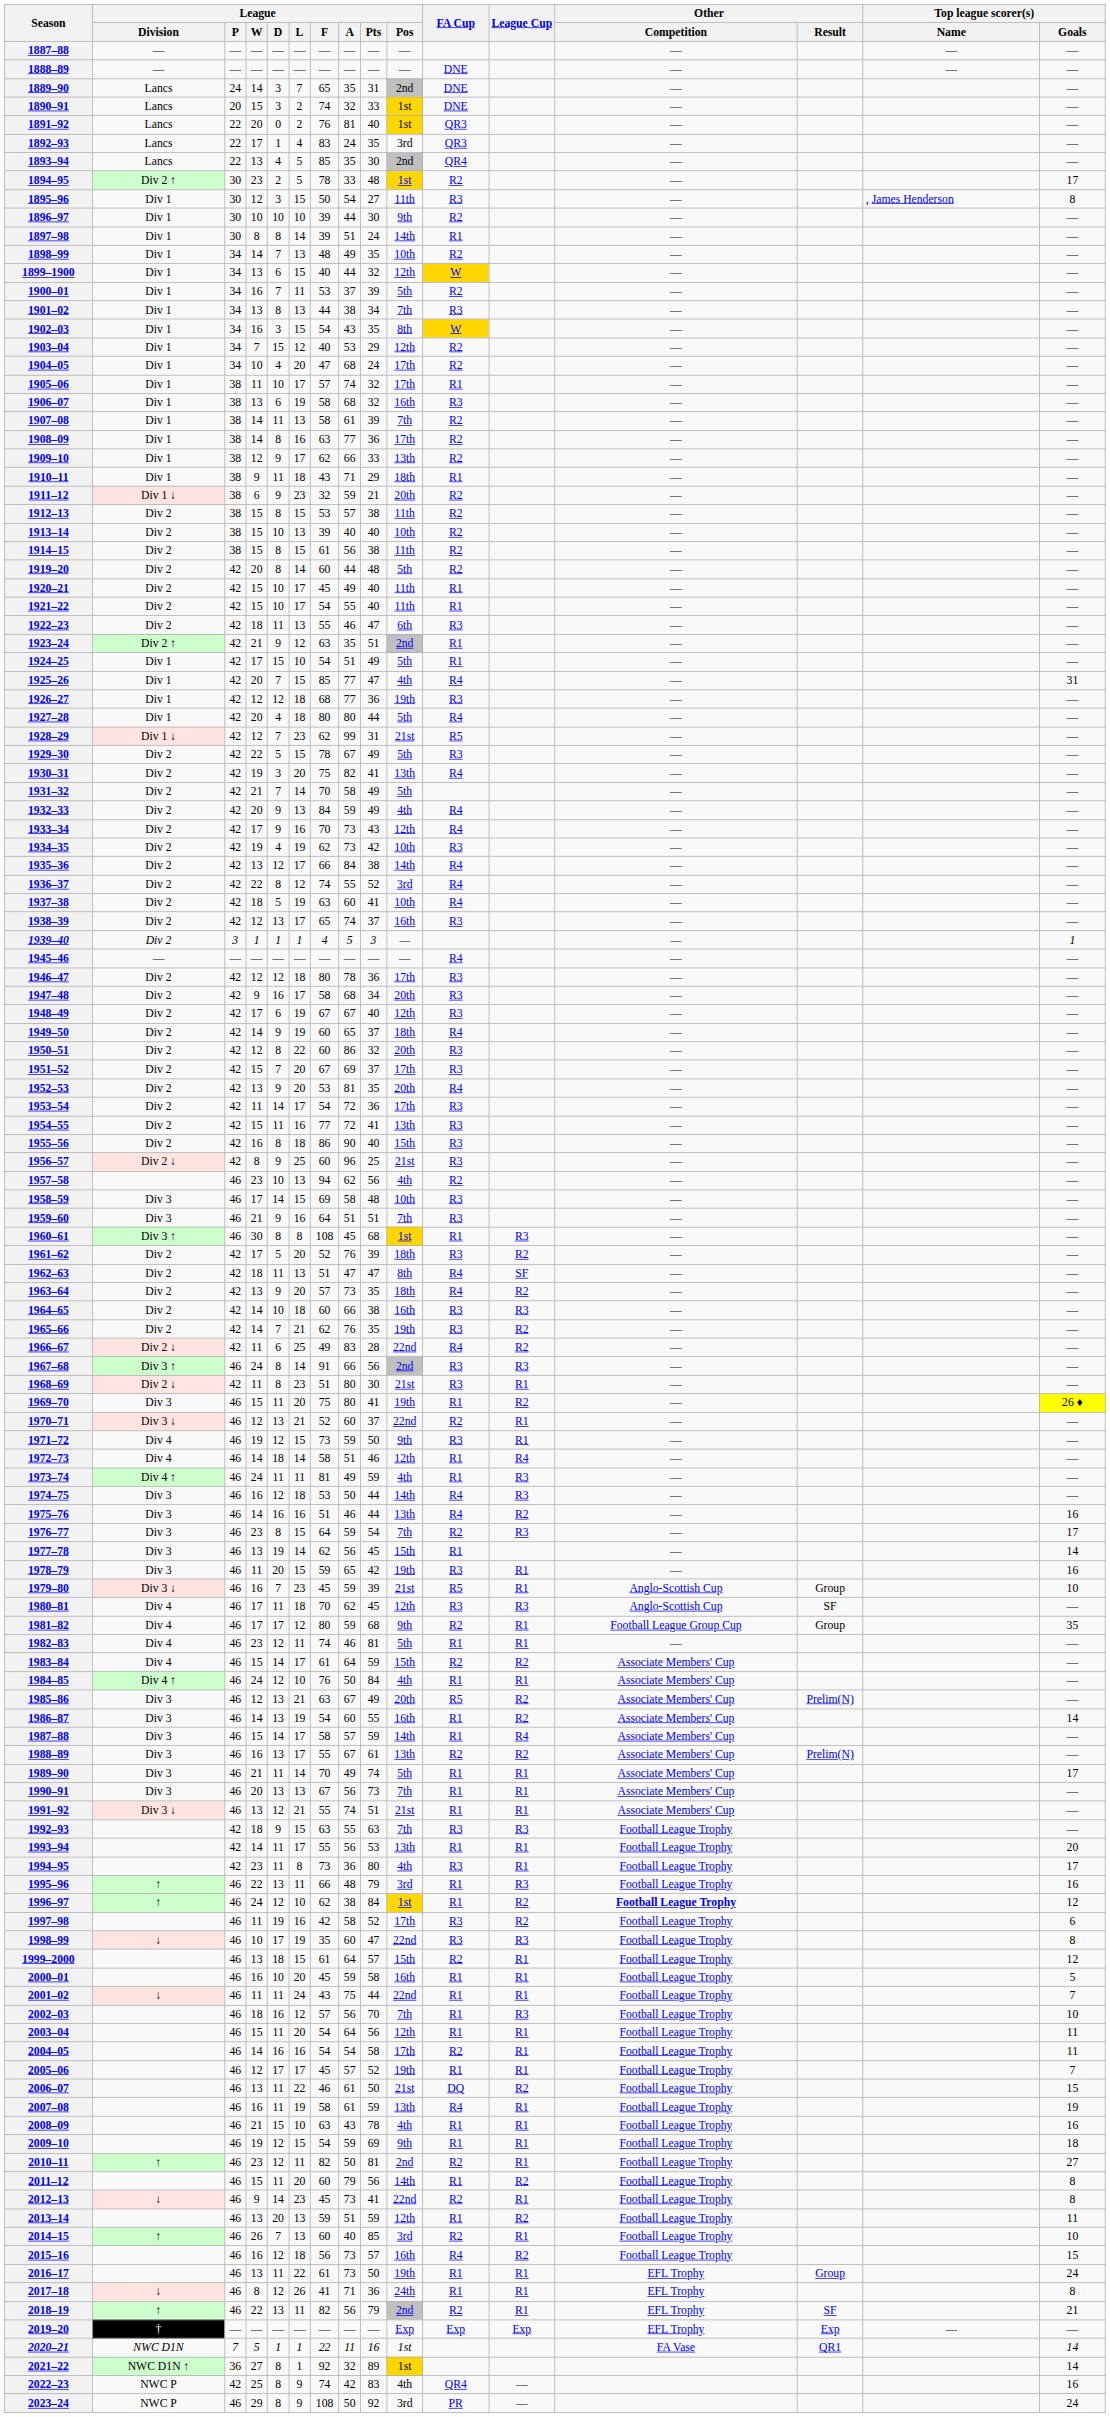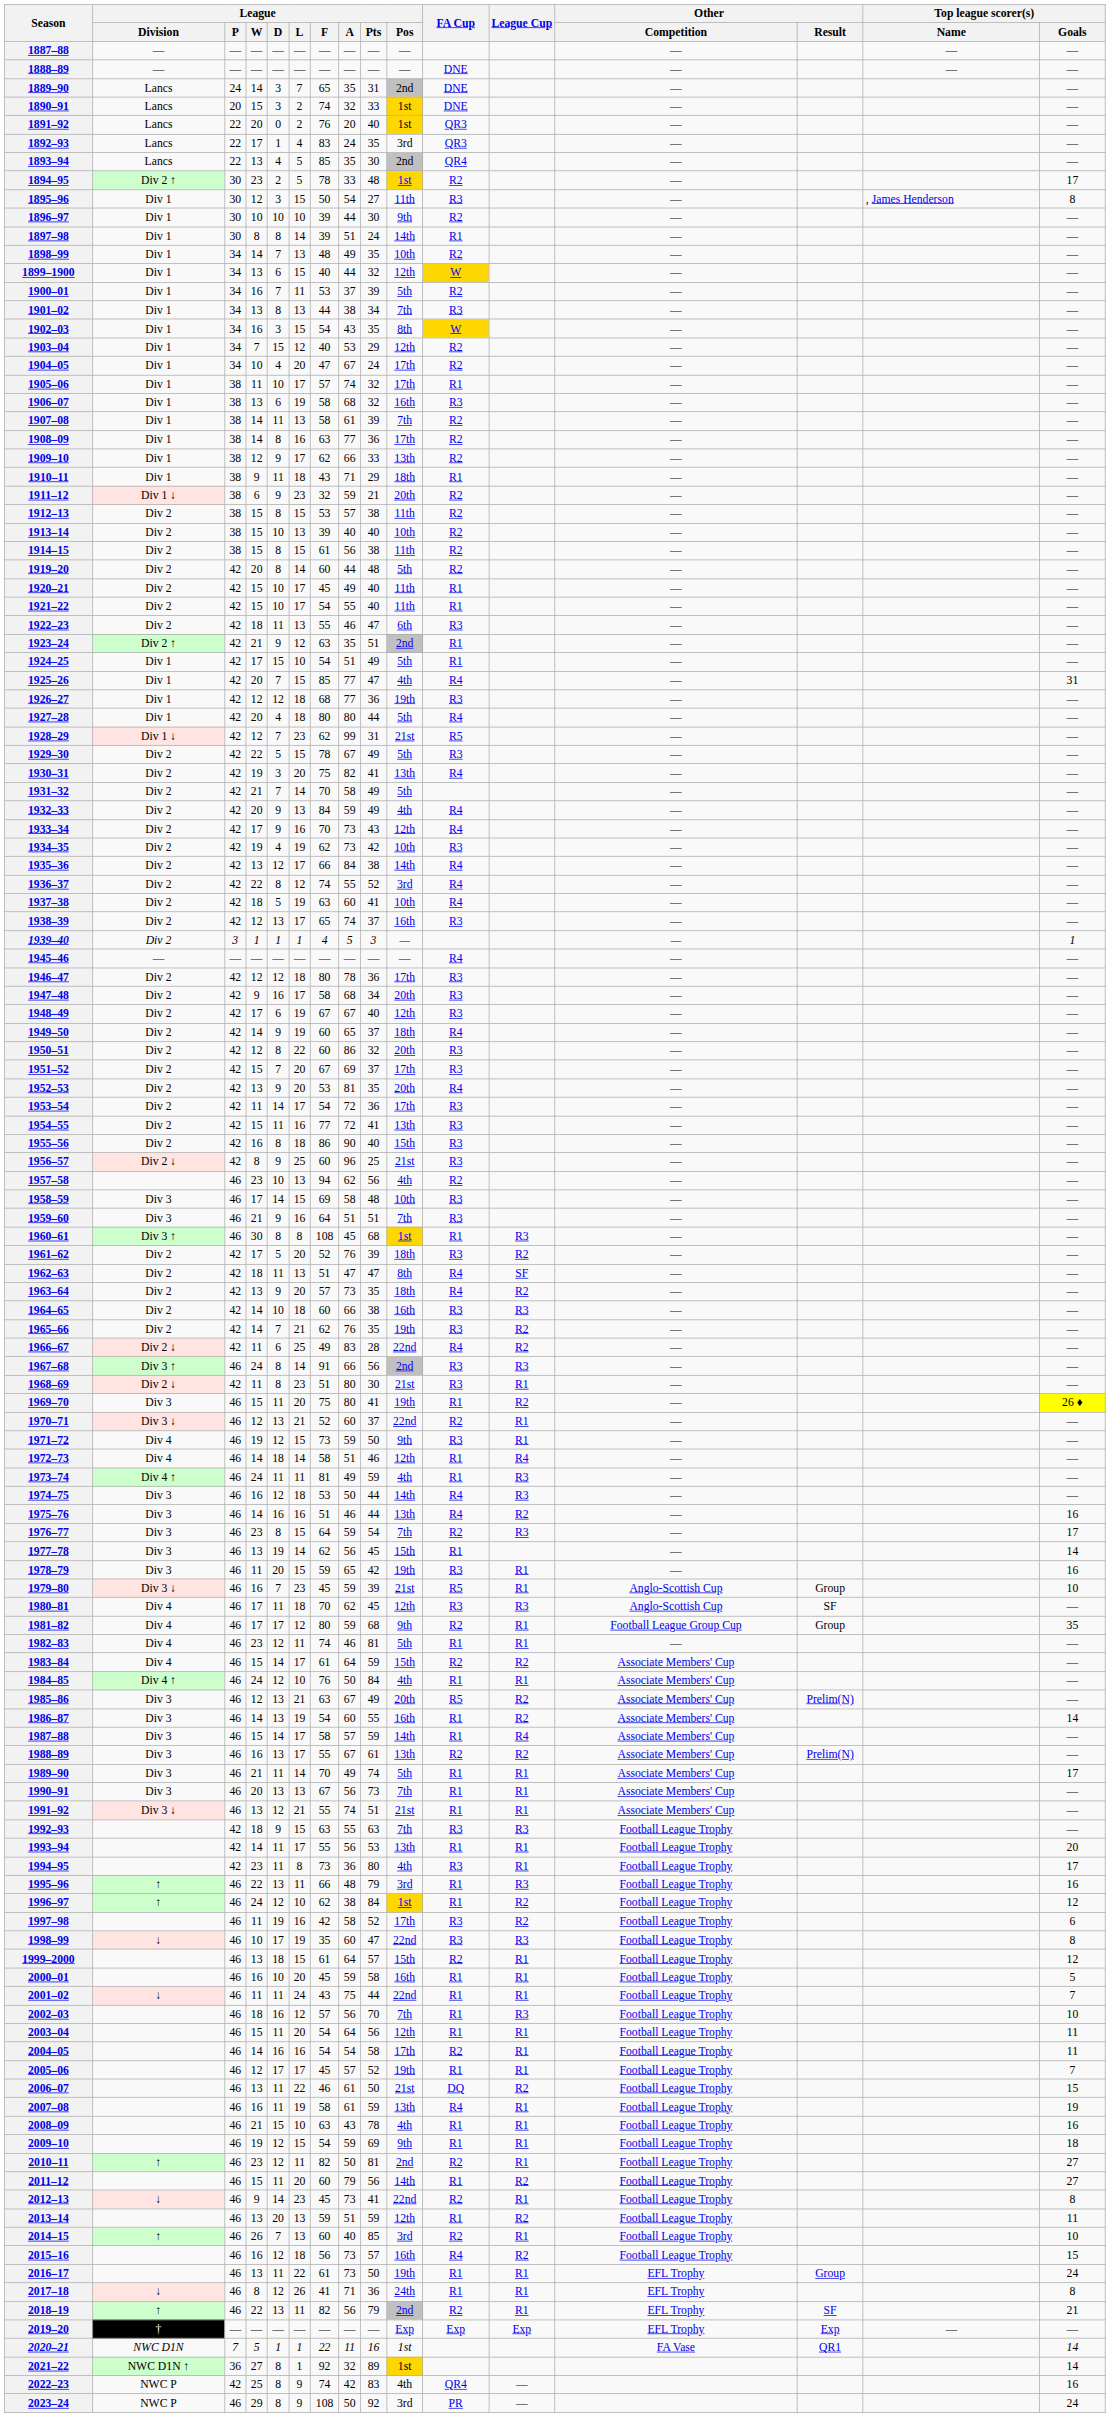(350, 124) 81 -> (350, 124) 20
(350, 365) 68 -> (350, 365) 67
(676, 1903) bold -> (676, 1903) normal
(1072, 2181) 8 -> (1072, 2181) 27
